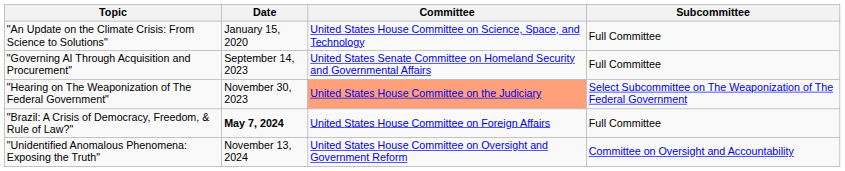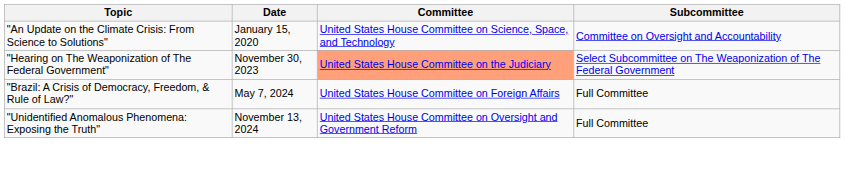(625, 36) Full Committee -> (679, 36) Committee on Oversight and Accountability
- row: (99, 65)
(254, 123) bold -> (264, 94) normal
(691, 152) Committee on Oversight and Accountability -> (612, 123) Full Committee
